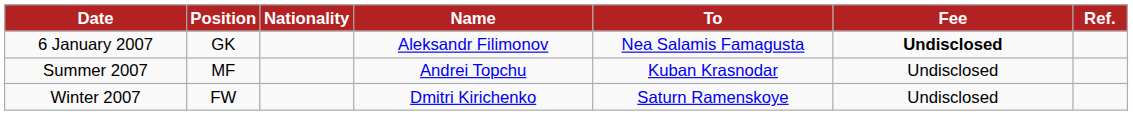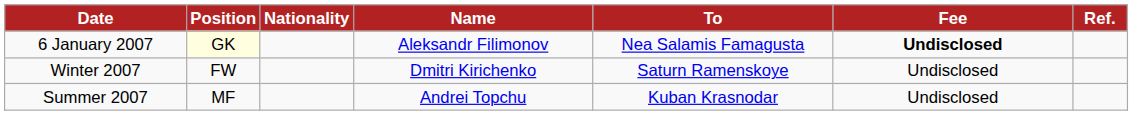(223, 45) no background -> (223, 45) lightyellow background
rows swapped: (95, 97) <-> (95, 71)
